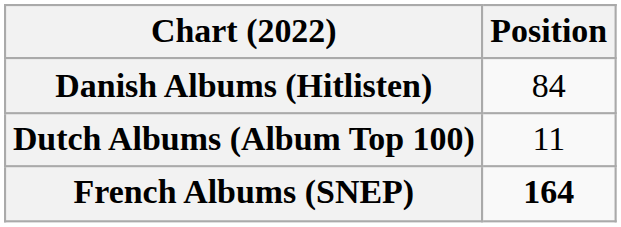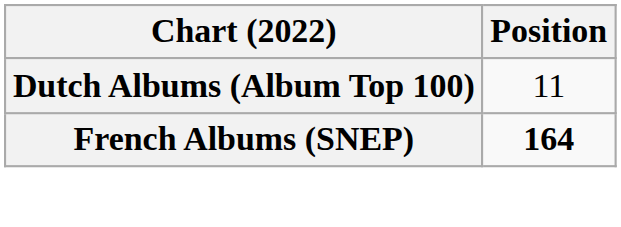- row: (244, 85)
